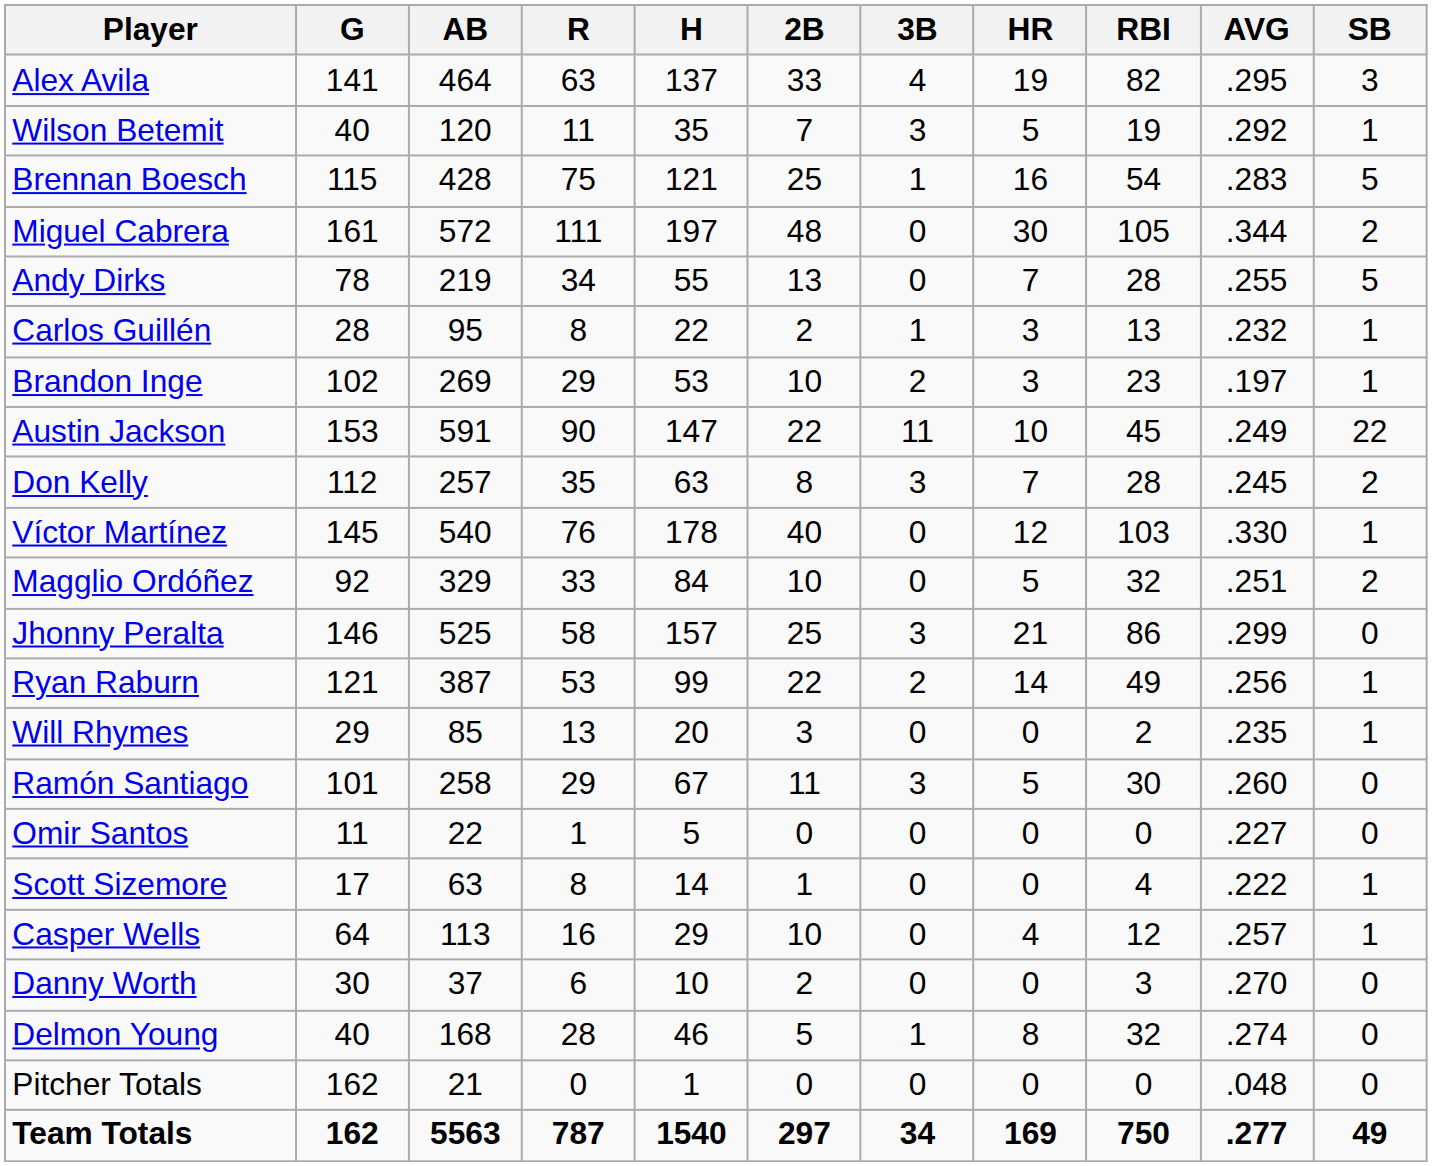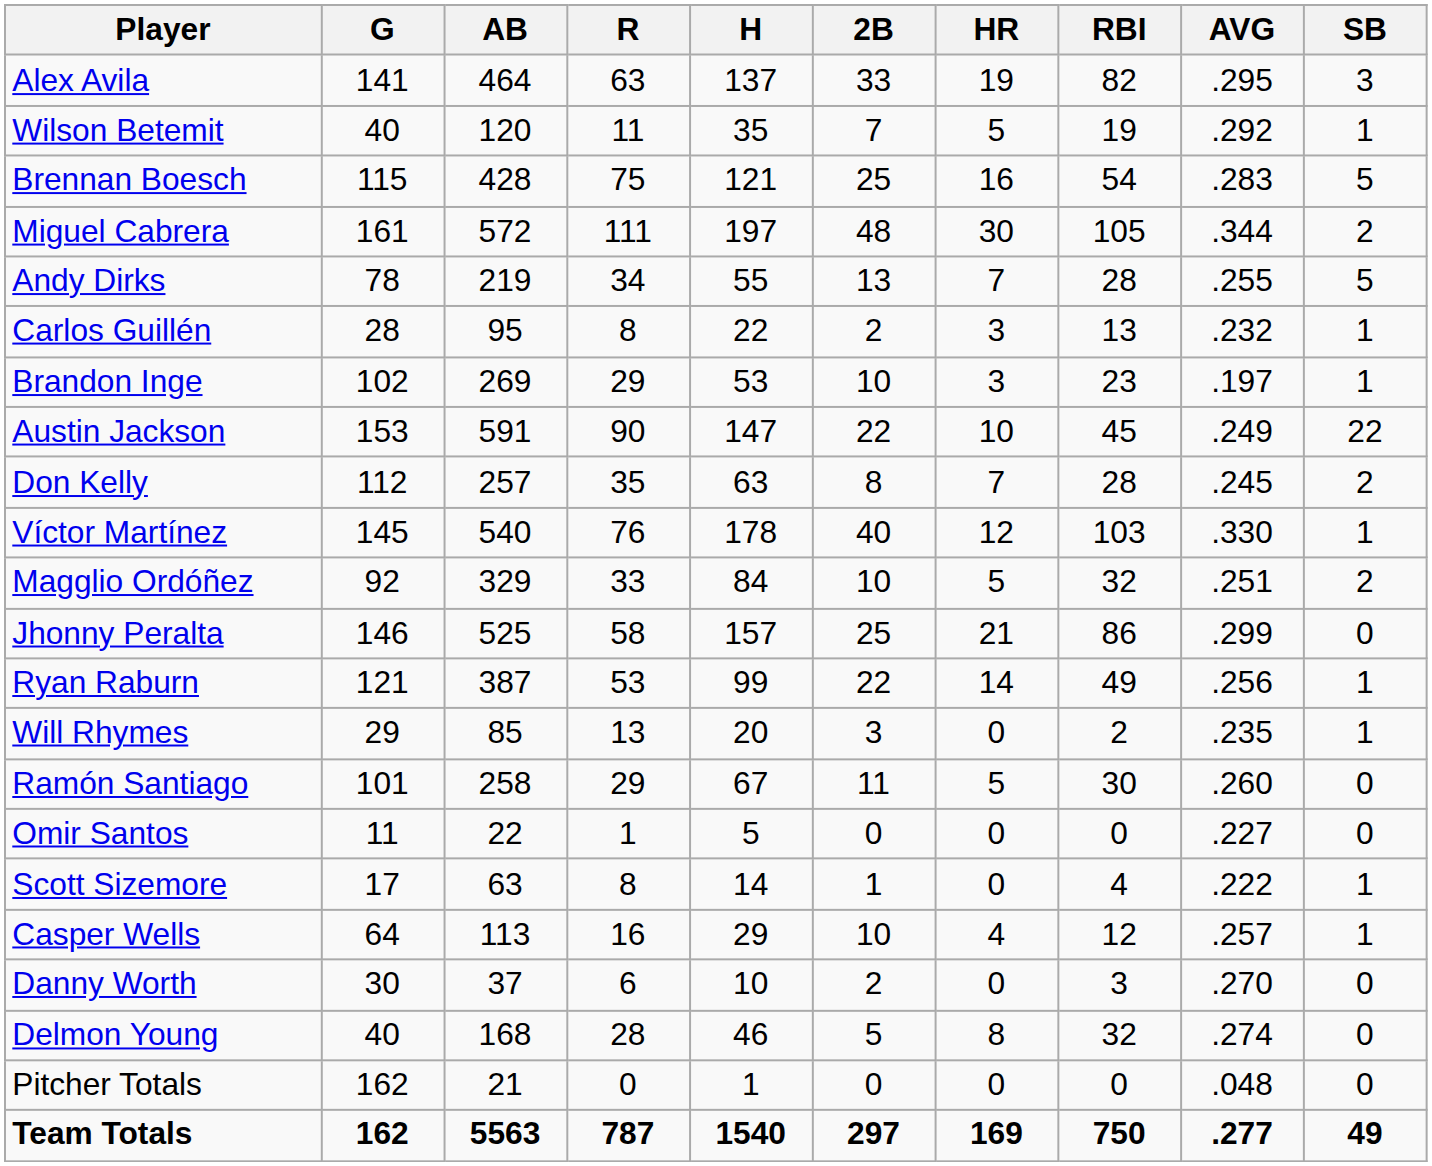- column: (917, 29)
